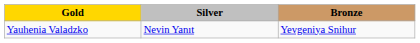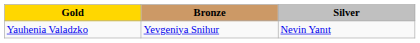columns swapped: (210, 12) <-> (346, 12)
